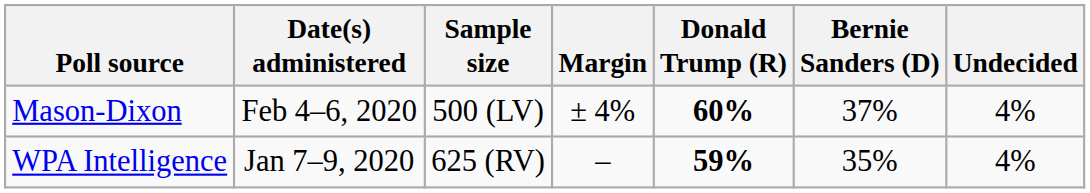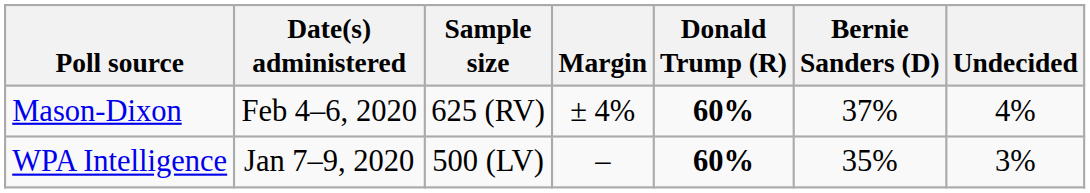(488, 110) 500 (LV) -> (488, 110) 625 (RV)
(488, 161) 625 (RV) -> (488, 161) 500 (LV)
(724, 161) 59% -> (724, 161) 60%
(1015, 161) 4% -> (1015, 161) 3%
